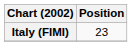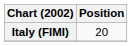(102, 31) 23 -> (102, 31) 20
